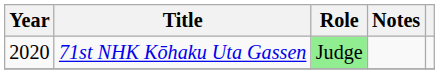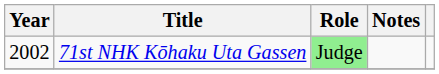(29, 52) 2020 -> (29, 52) 2002
